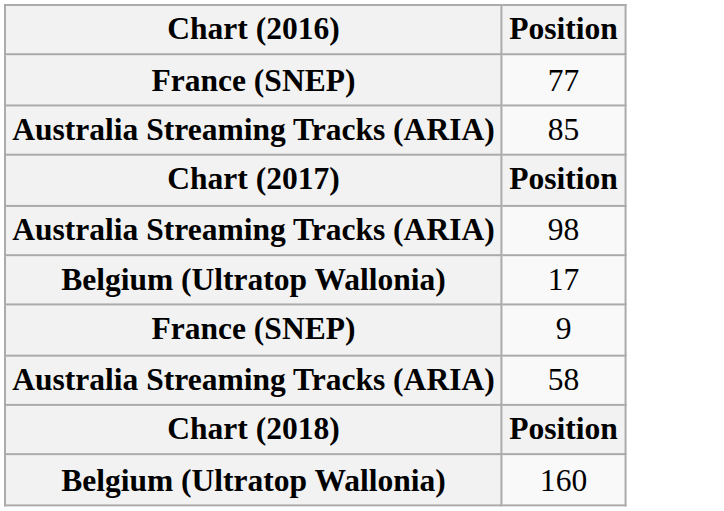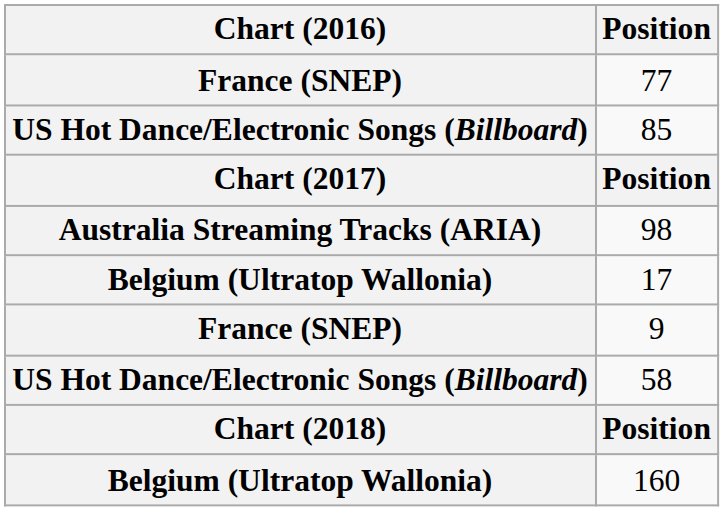(253, 129) Australia Streaming Tracks (ARIA) -> (300, 129) US Hot Dance/Electronic Songs (Billboard)
(253, 379) Australia Streaming Tracks (ARIA) -> (300, 379) US Hot Dance/Electronic Songs (Billboard)
